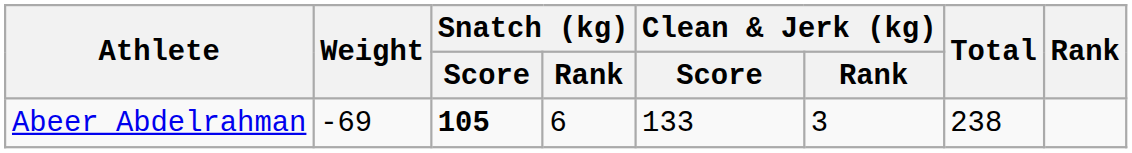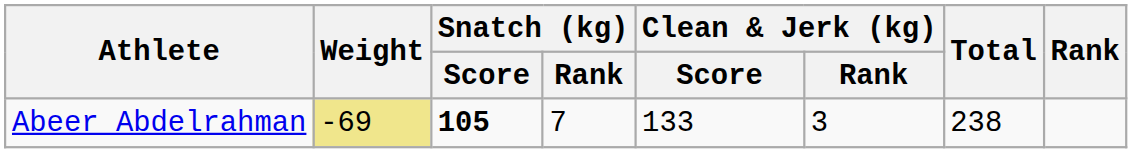(346, 123) no background -> (346, 123) khaki background
(558, 123) 6 -> (558, 123) 7
